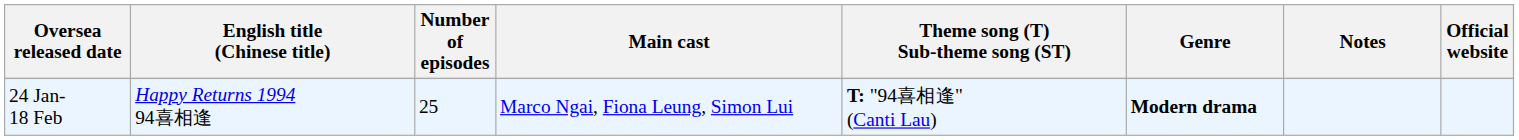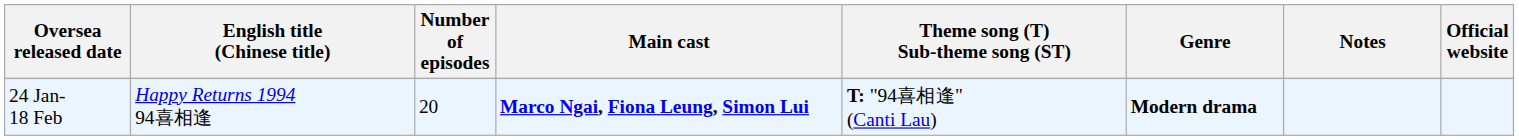(429, 106) 25 -> (429, 106) 20
(647, 106) normal -> (655, 106) bold
